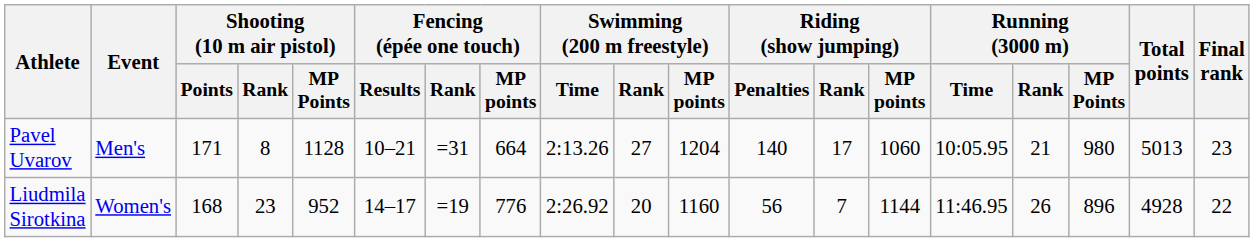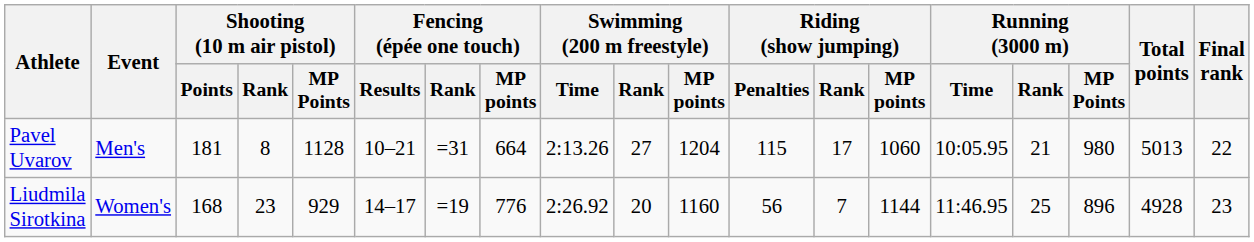(207, 148) 171 -> (207, 148) 181
(772, 148) 140 -> (772, 148) 115
(1222, 148) 23 -> (1222, 148) 22
(324, 206) 952 -> (324, 206) 929
(1041, 206) 26 -> (1041, 206) 25
(1222, 206) 22 -> (1222, 206) 23
